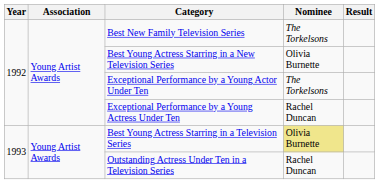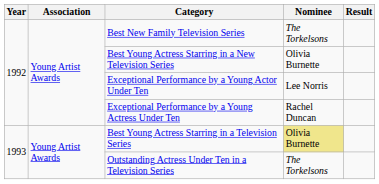(307, 86) The Torkelsons -> (307, 86) Lee Norris
(301, 165) Rachel Duncan -> (307, 165) The Torkelsons
